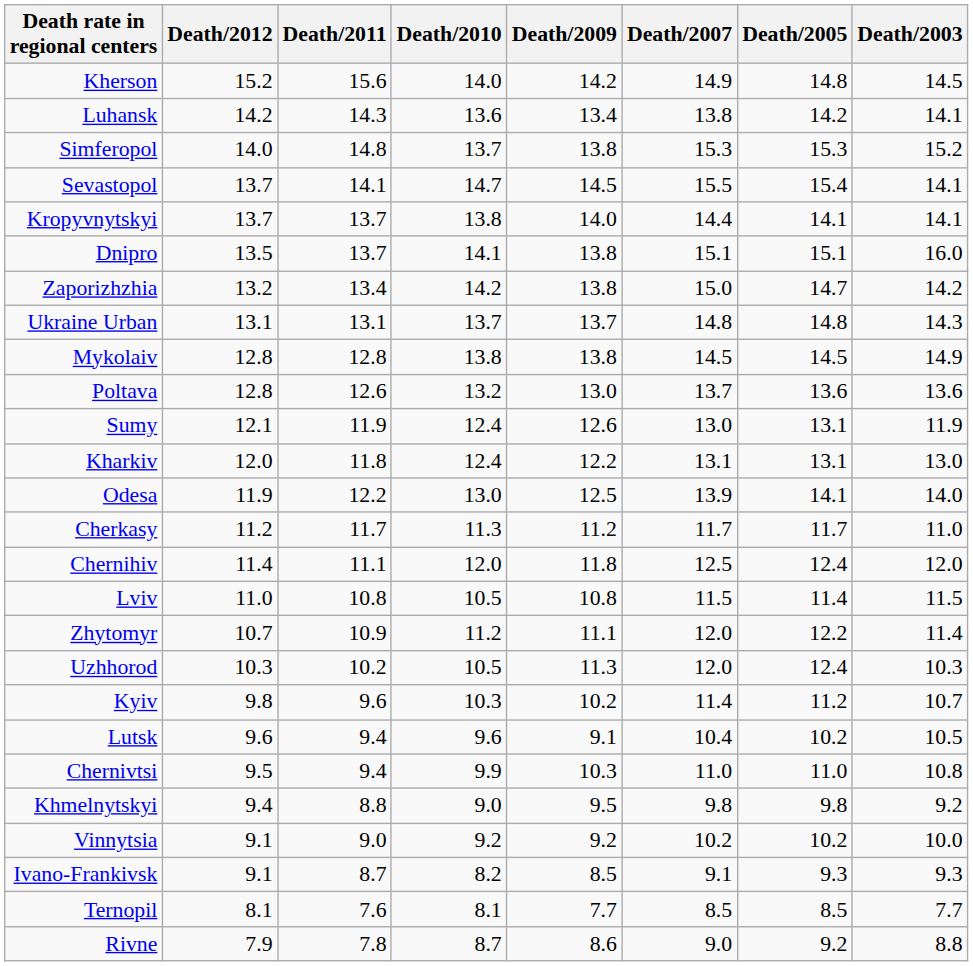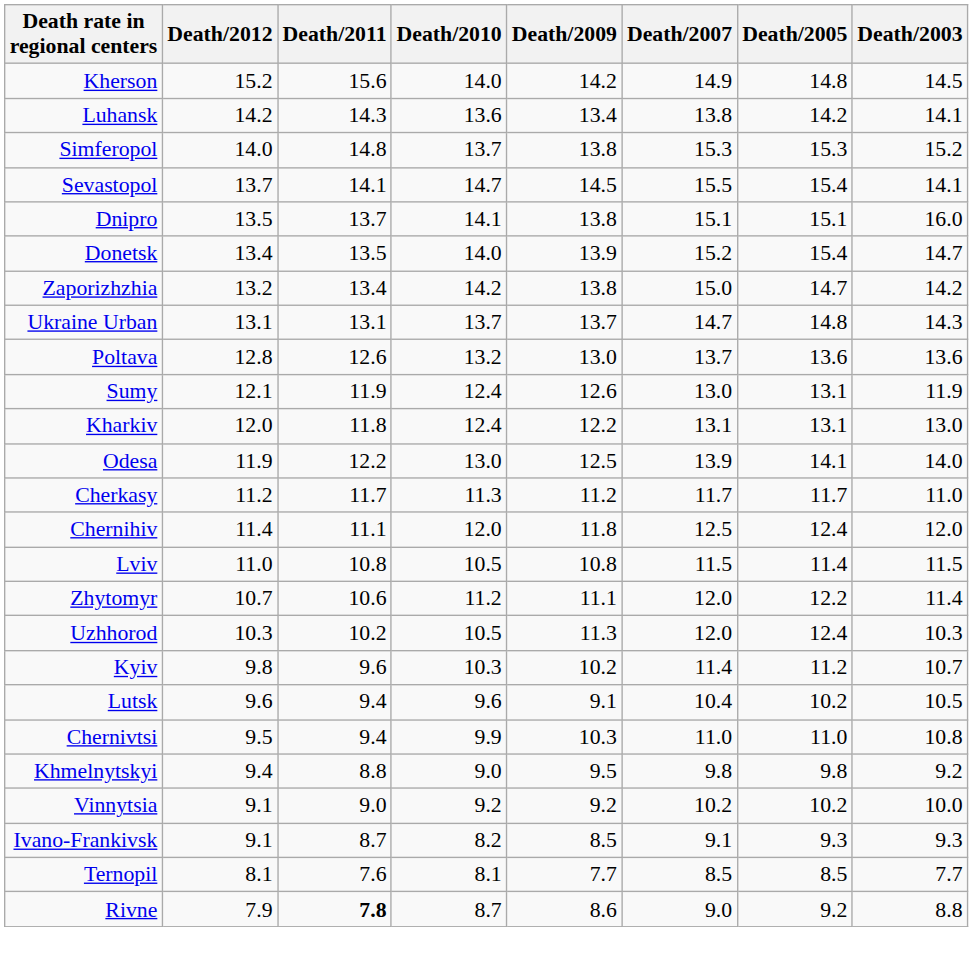- row: (92, 218)
+ row: (121, 253)
(713, 322) 14.8 -> (713, 322) 14.7
- row: (115, 356)
(368, 632) 10.9 -> (368, 598) 10.6
(373, 943) normal -> (373, 908) bold
